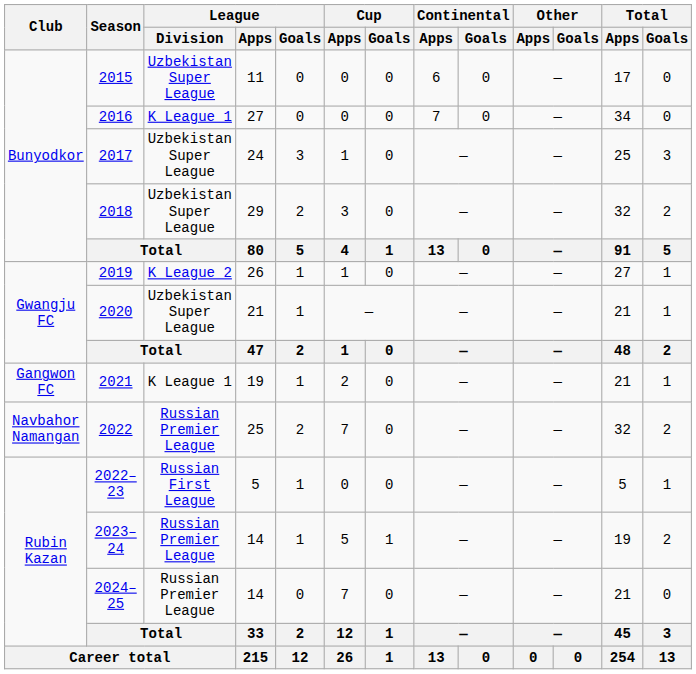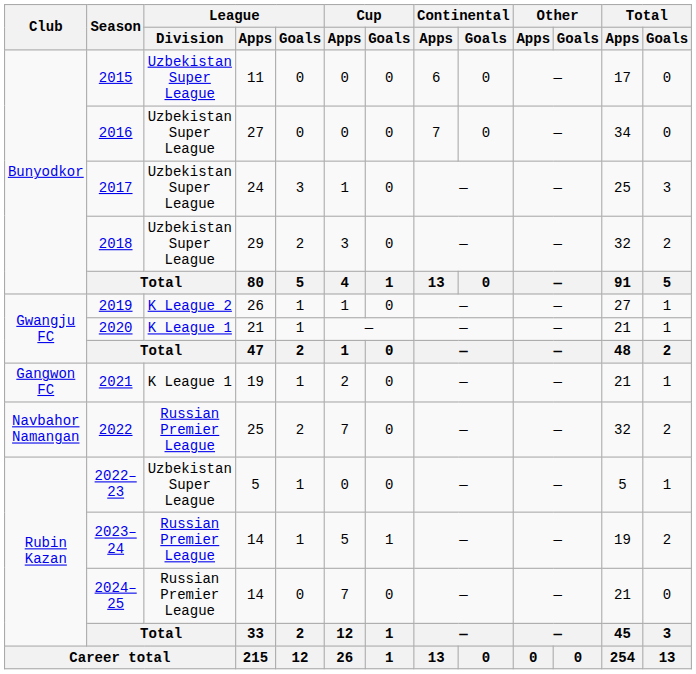(190, 117) K League 1 -> (190, 133) Uzbekistan Super League
(190, 312) Uzbekistan Super League -> (190, 329) K League 1
(190, 485) Russian First League -> (190, 485) Uzbekistan Super League
